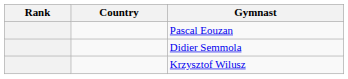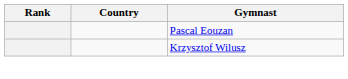- row: (206, 47)
